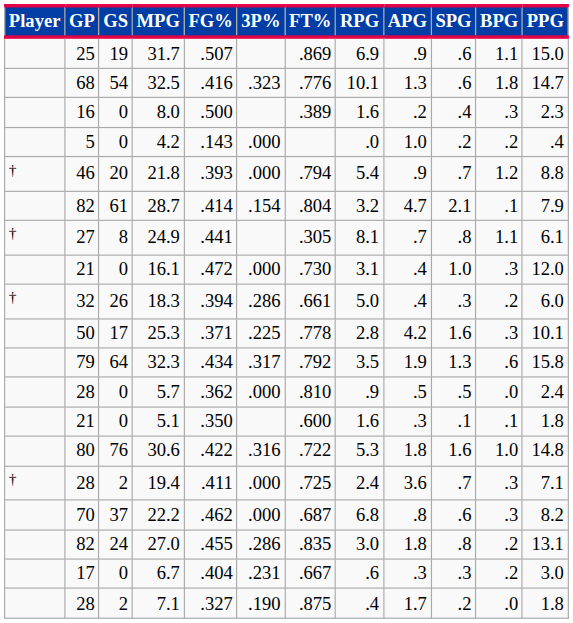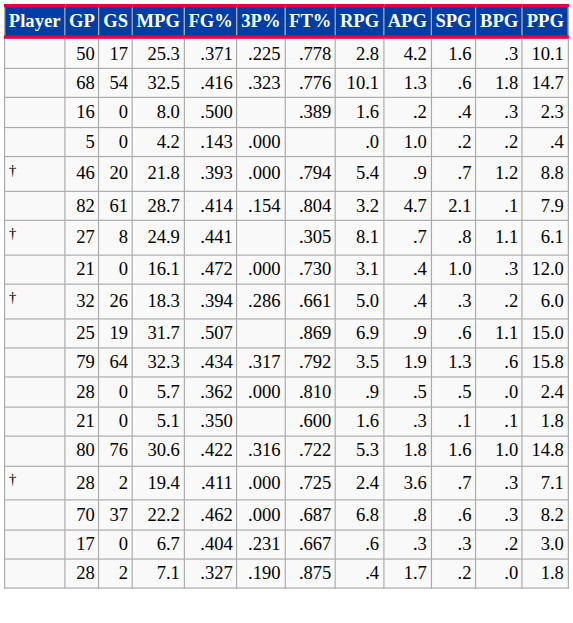rows swapped: (164, 333) <-> (164, 53)
- row: (164, 544)
